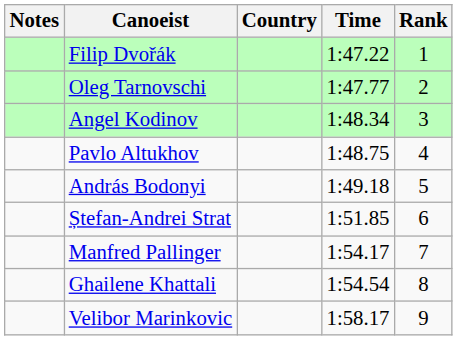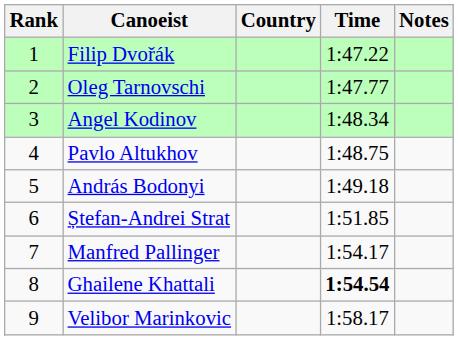columns swapped: (423, 20) <-> (34, 20)
(358, 284) normal -> (357, 284) bold
